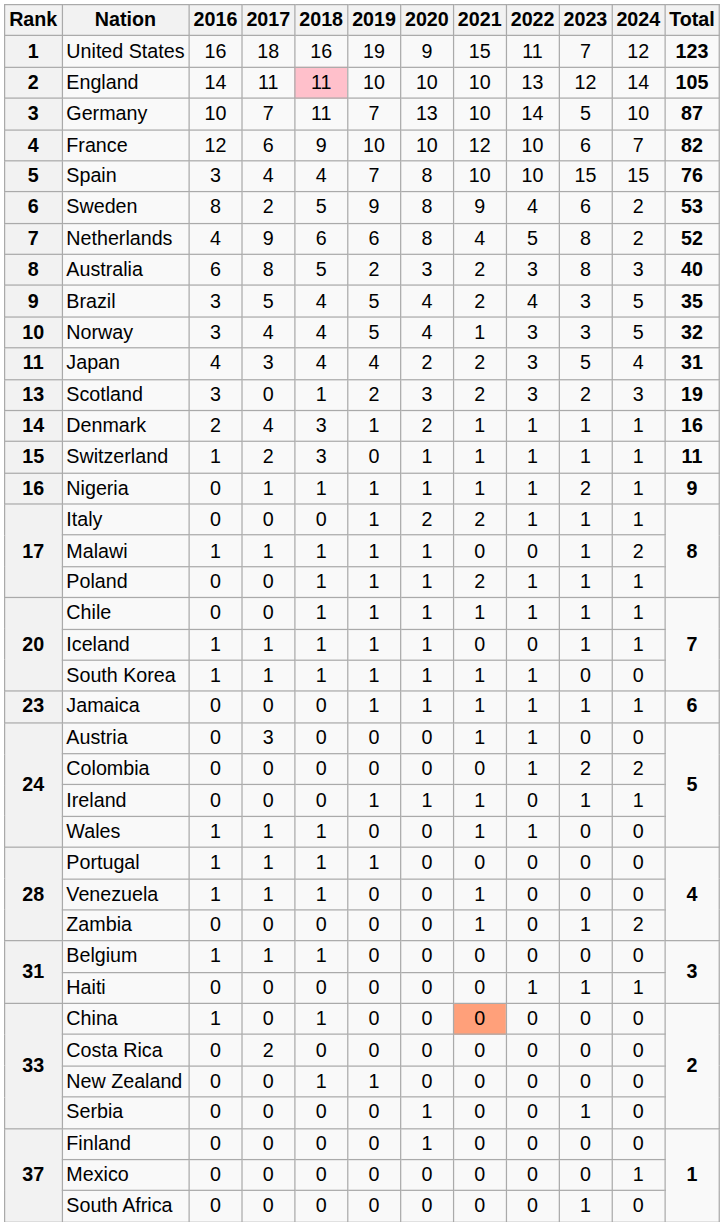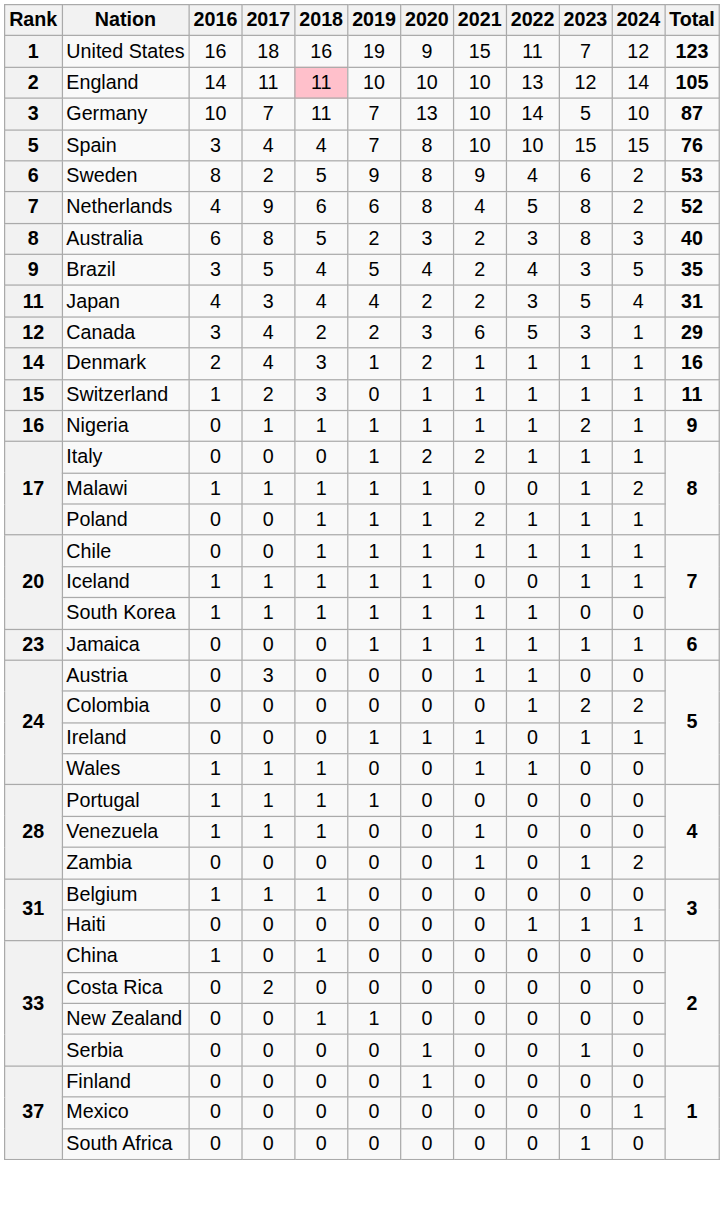- row: (97, 144)
- row: (100, 332)
+ row: (101, 332)
- row: (105, 394)
(480, 1018) lightsalmon background -> (480, 956) no background
